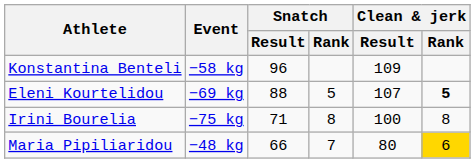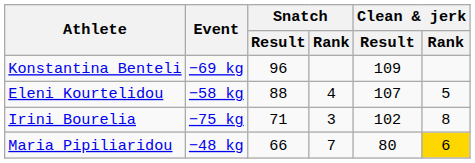(216, 68) −58 kg -> (216, 68) −69 kg
(216, 94) −69 kg -> (216, 94) −58 kg
(331, 94) 5 -> (331, 94) 4
(446, 94) bold -> (446, 94) normal
(331, 119) 8 -> (331, 119) 3
(387, 119) 100 -> (387, 119) 102
